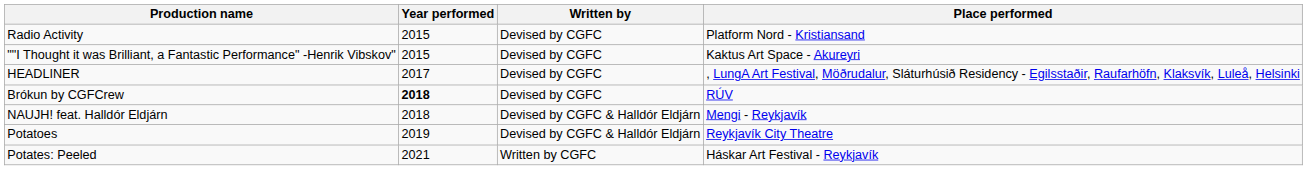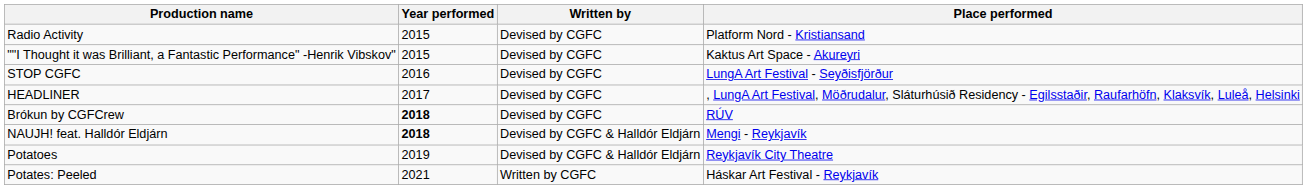+ row: (44, 74)
(416, 114) normal -> (416, 134) bold
